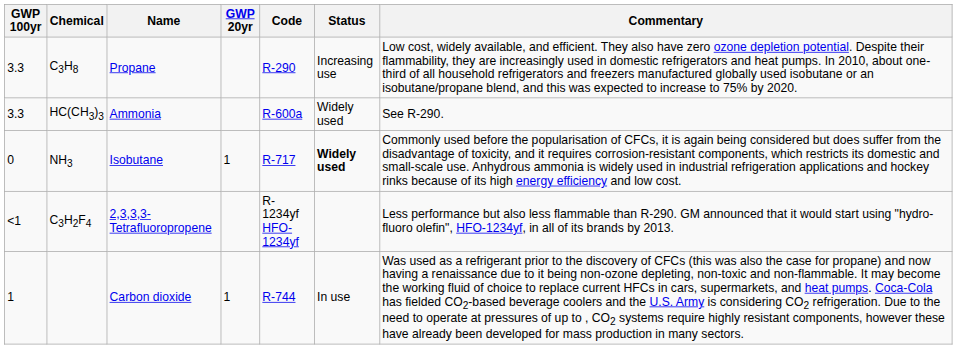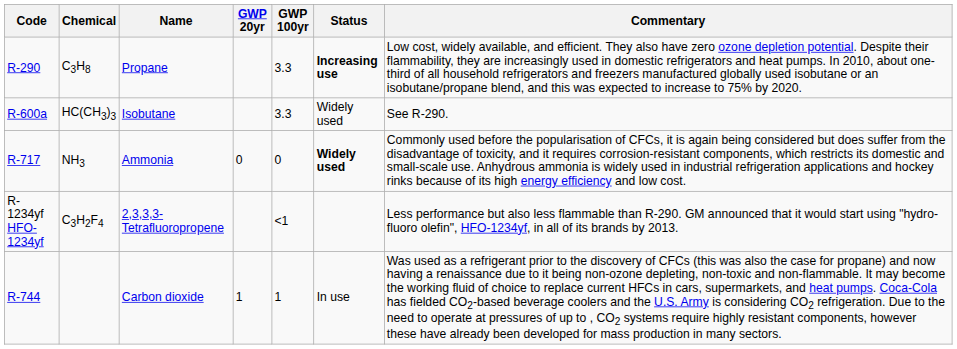columns swapped: (287, 20) <-> (26, 20)
(345, 67) normal -> (347, 67) bold
(135, 114) Ammonia -> (149, 114) Isobutane
(136, 160) Isobutane -> (148, 160) Ammonia
(227, 160) 1 -> (239, 160) 0
